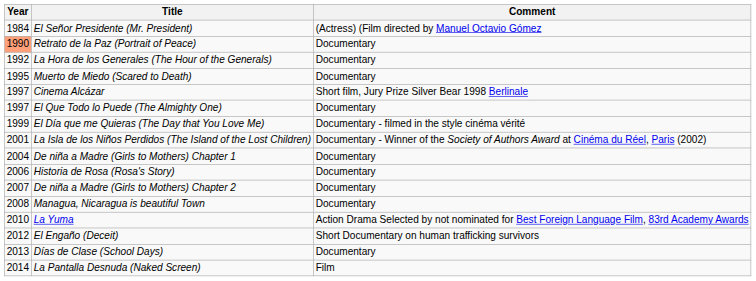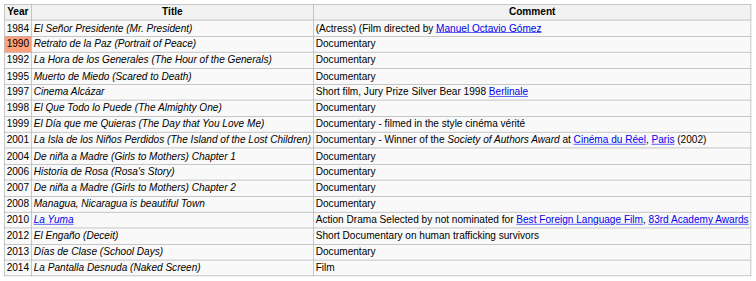(18, 108) 1997 -> (18, 108) 1998
